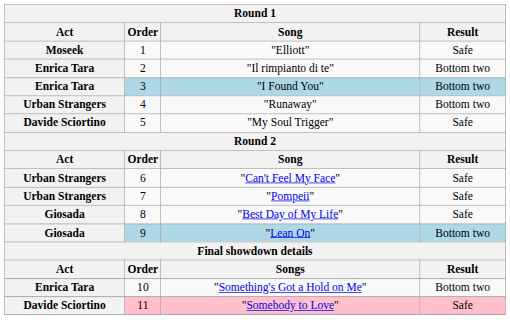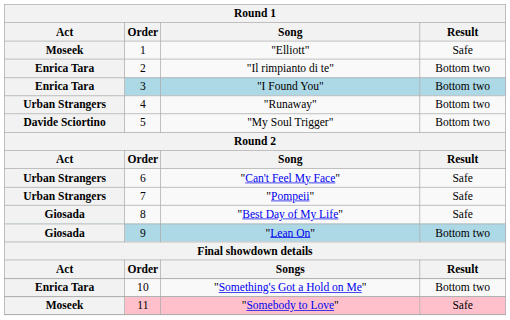(463, 123) Safe -> (463, 123) Bottom two
(65, 305) Davide Sciortino -> (65, 305) Moseek
